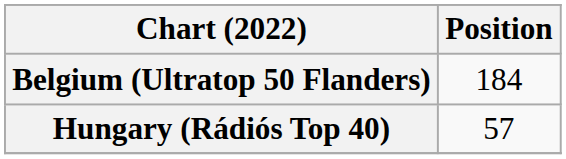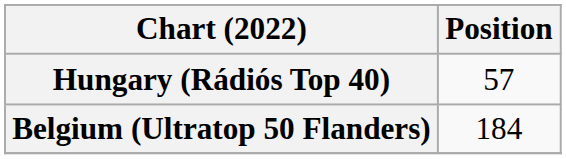rows swapped: (221, 78) <-> (221, 128)
